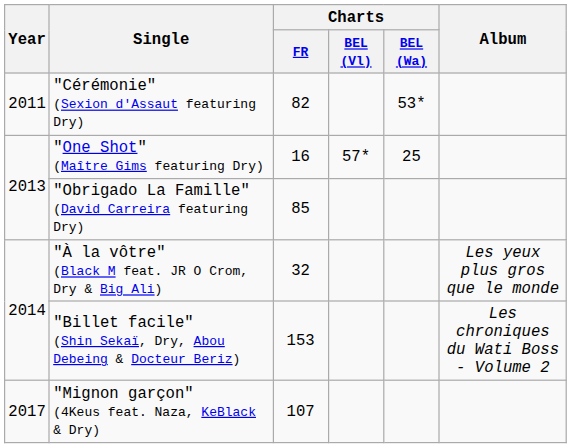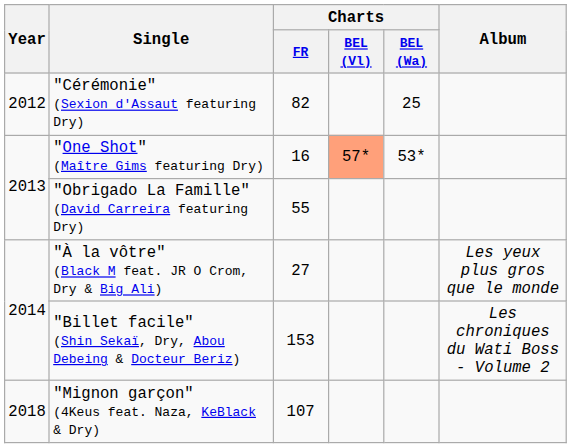(27, 104) 2011 -> (27, 104) 2012
(411, 104) 53* -> (411, 104) 25
(356, 157) no background -> (356, 157) lightsalmon background
(411, 157) 25 -> (411, 157) 53*
(301, 209) 85 -> (301, 209) 55
(301, 270) 32 -> (301, 270) 27
(27, 411) 2017 -> (27, 411) 2018
